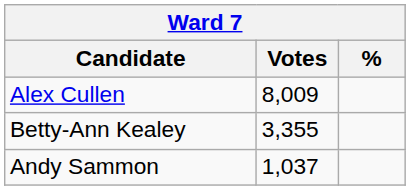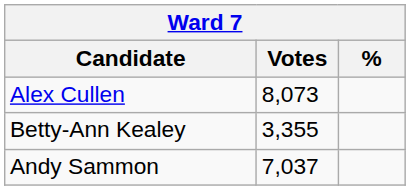(290, 94) 8,009 -> (290, 94) 8,073
(290, 166) 1,037 -> (290, 166) 7,037
